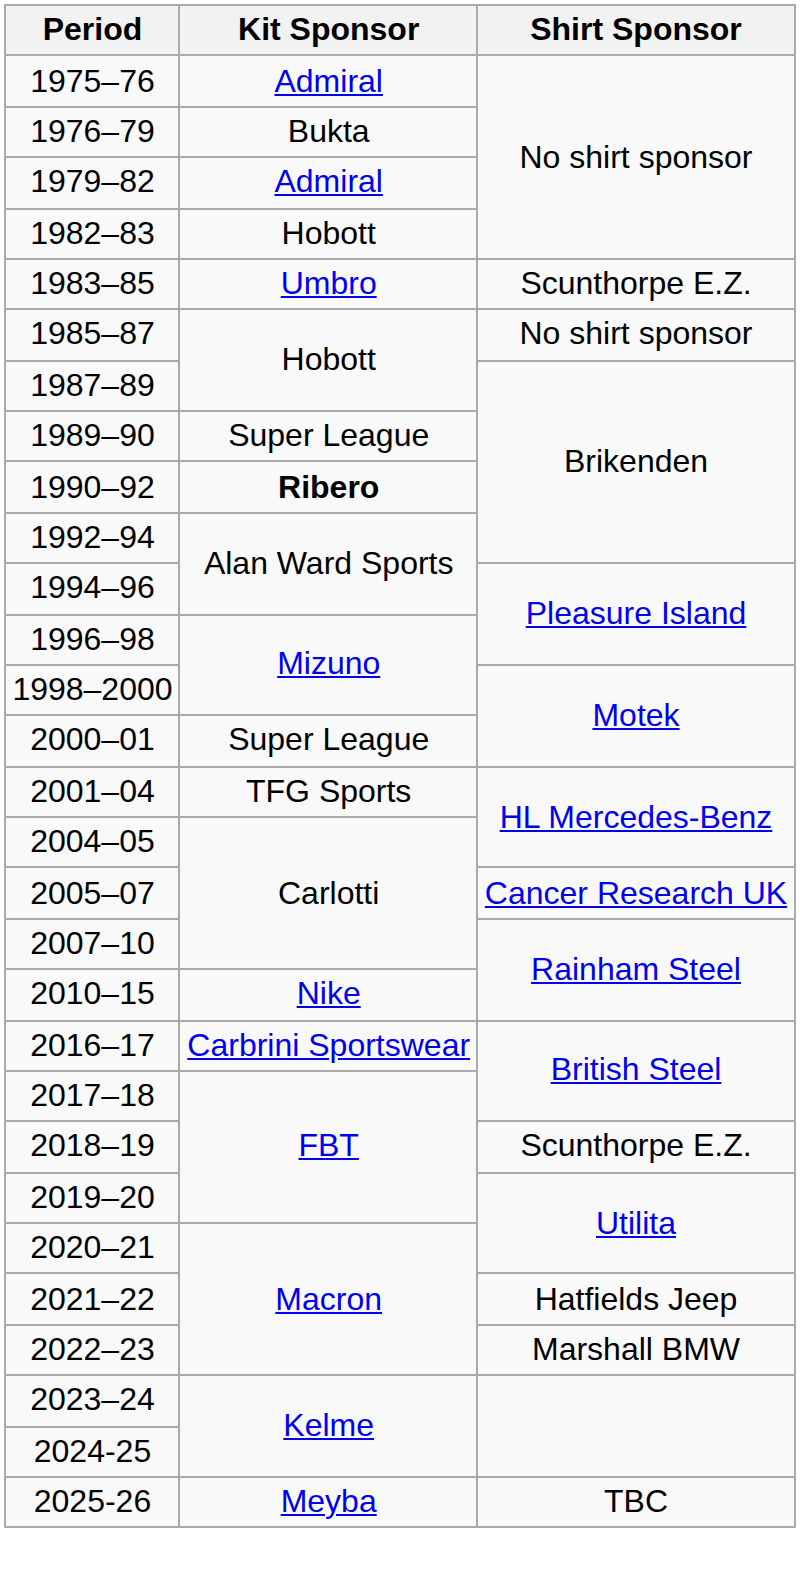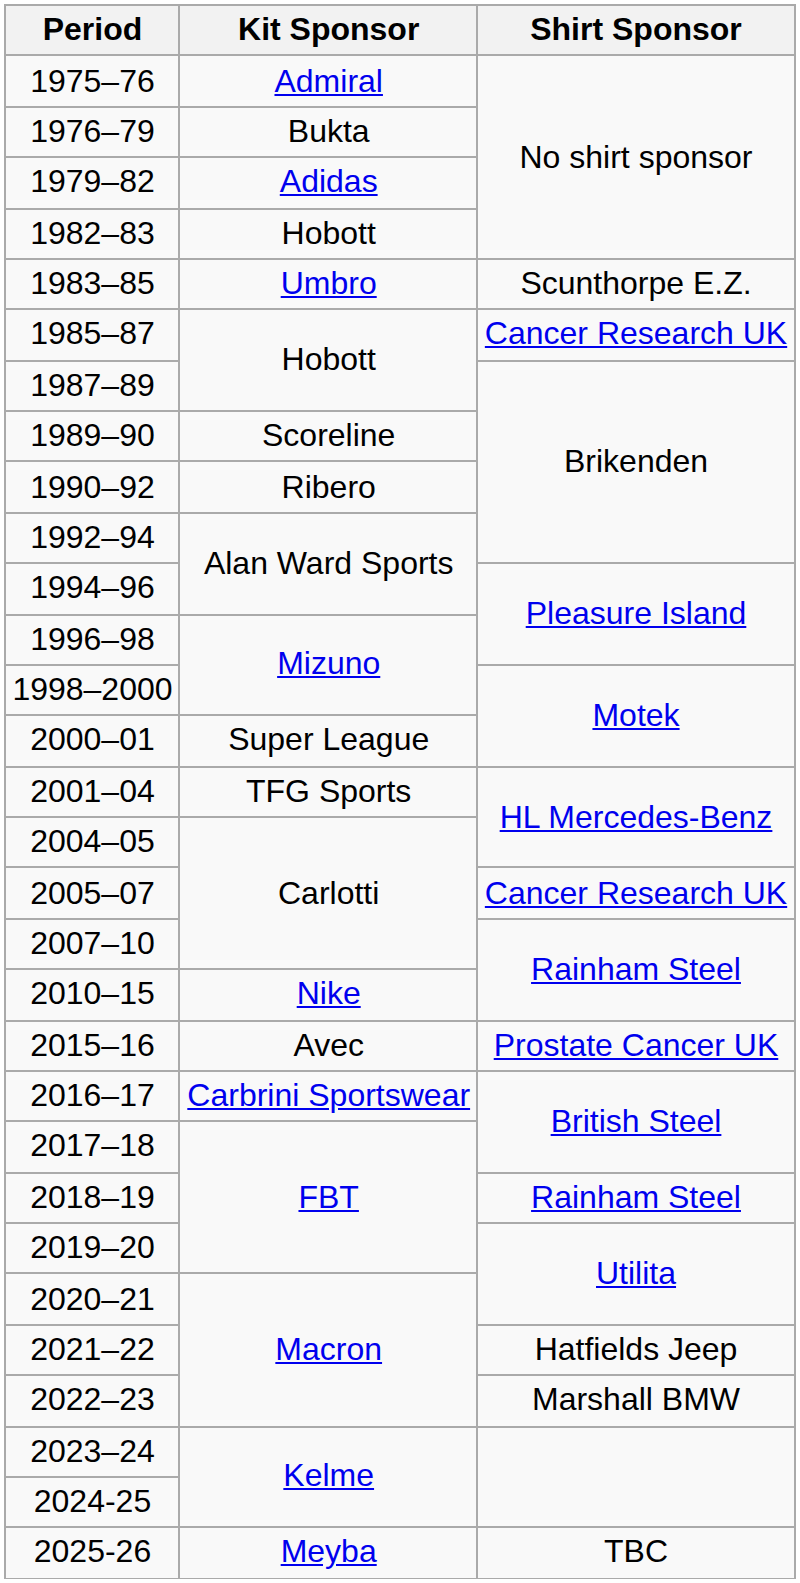(329, 182) Admiral -> (329, 182) Adidas
(636, 334) No shirt sponsor -> (636, 334) Cancer Research UK
(329, 435) Super League -> (329, 435) Scoreline
(329, 486) bold -> (329, 486) normal
+ row: (92, 1044)
(636, 1146) Scunthorpe E.Z. -> (636, 1197) Rainham Steel
